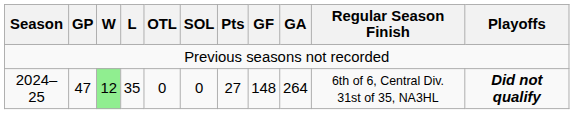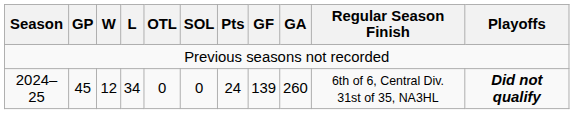(83, 88) 47 -> (83, 88) 45
(109, 88) lightgreen background -> (109, 88) no background
(132, 88) 35 -> (132, 88) 34
(233, 88) 27 -> (233, 88) 24
(264, 88) 148 -> (264, 88) 139
(295, 88) 264 -> (295, 88) 260
